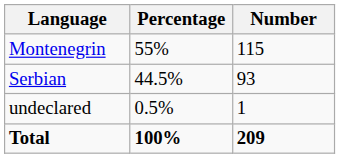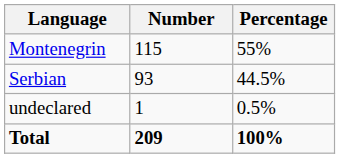columns swapped: (284, 19) <-> (181, 19)
